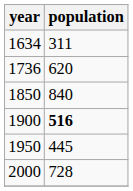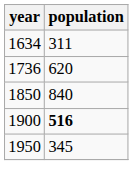(61, 146) 445 -> (61, 146) 345
- row: (25, 172)
